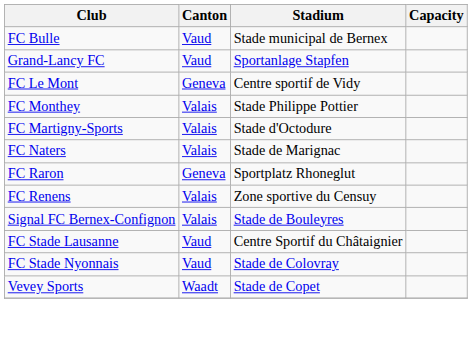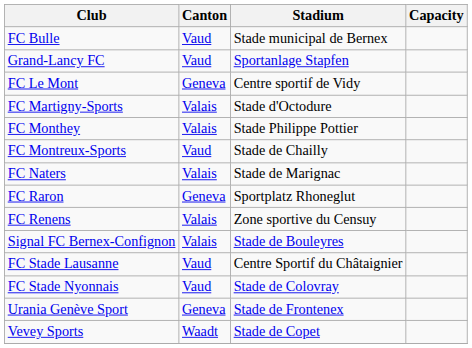rows swapped: (65, 128) <-> (44, 106)
+ row: (67, 151)
+ row: (68, 309)
